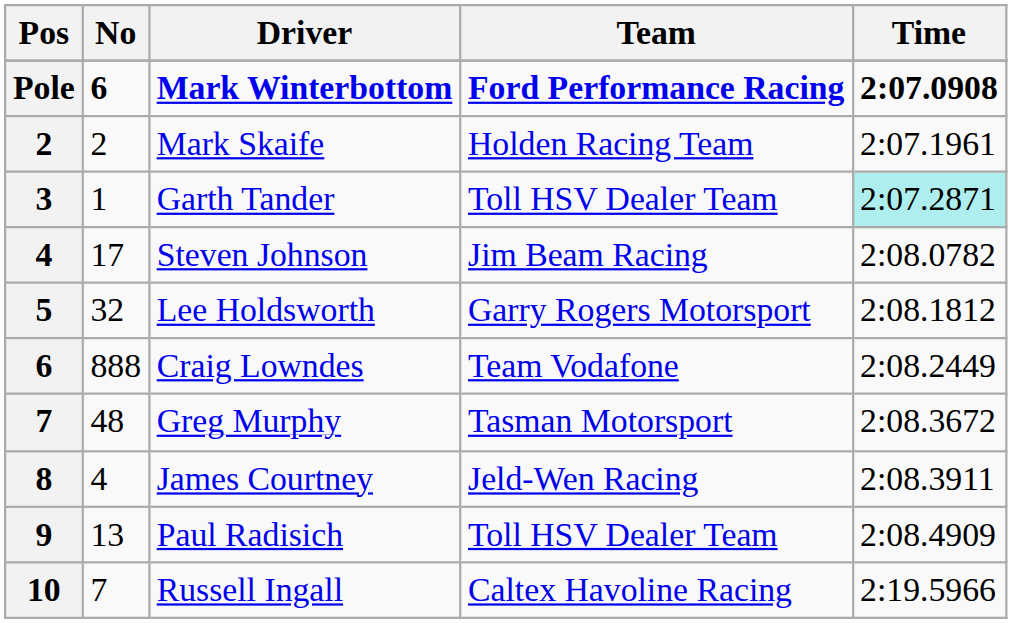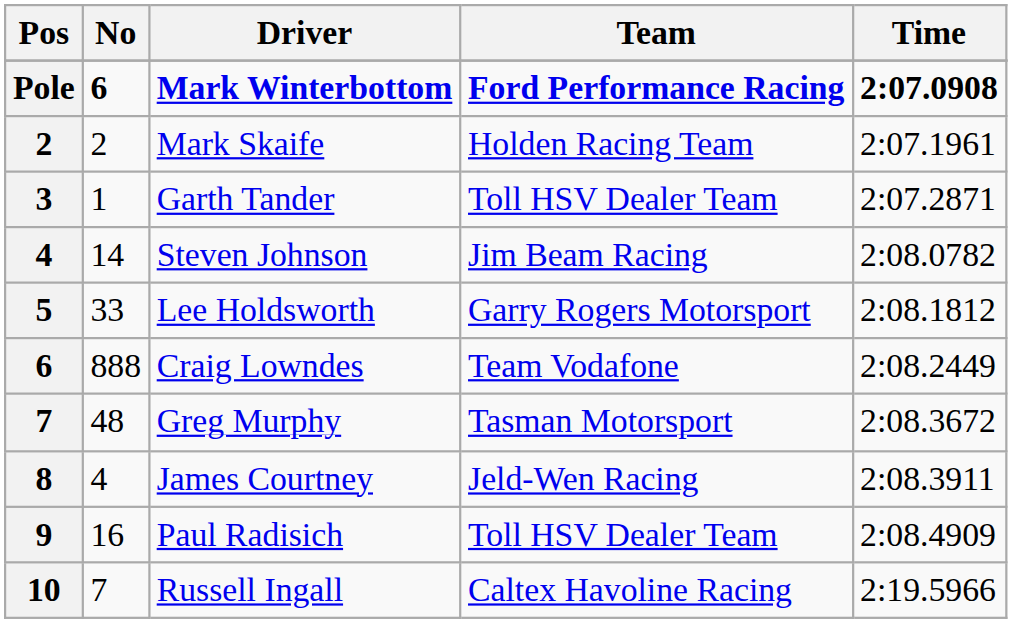(928, 199) paleturquoise background -> (928, 199) no background
(107, 255) 17 -> (107, 255) 14
(107, 310) 32 -> (107, 310) 33
(107, 533) 13 -> (107, 533) 16
